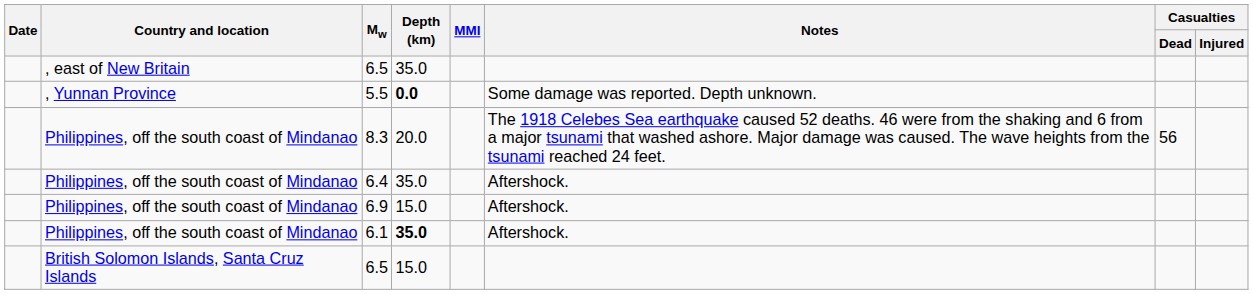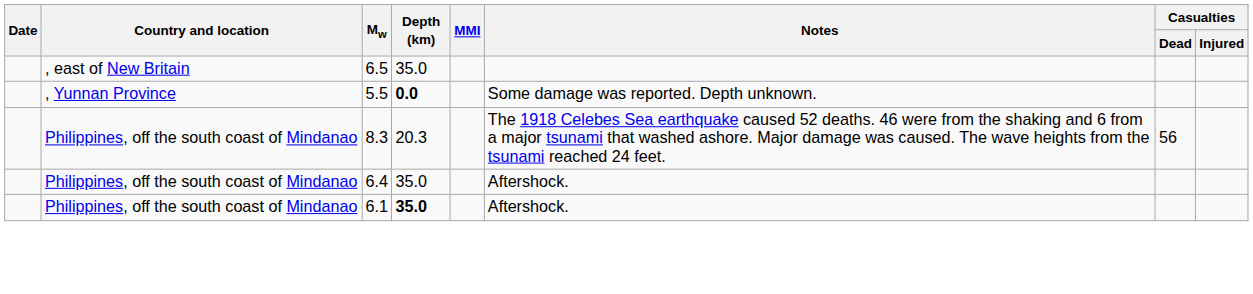(411, 138) 20.0 -> (411, 138) 20.3
- row: (201, 207)
- row: (174, 267)
